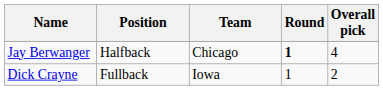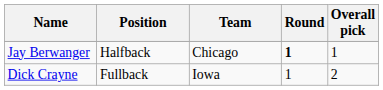(334, 52) 4 -> (334, 52) 1
